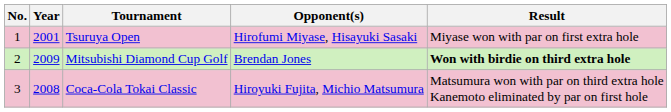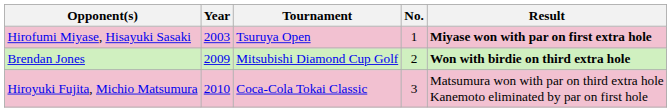columns swapped: (17, 15) <-> (329, 15)
(46, 37) 2001 -> (217, 37) 2003
(534, 37) normal -> (541, 37) bold
(46, 88) 2008 -> (217, 88) 2010
